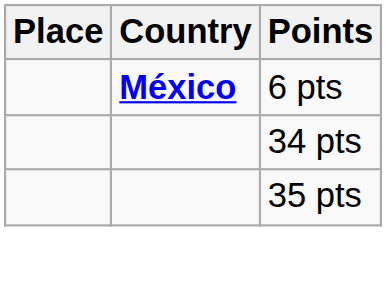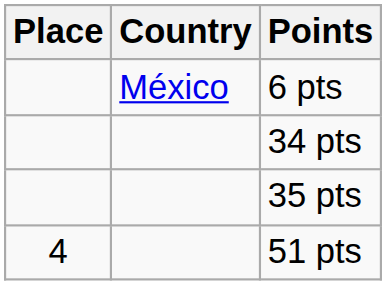(178, 86) bold -> (174, 86) normal
+ row: (315, 251)
